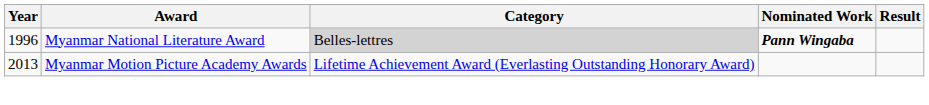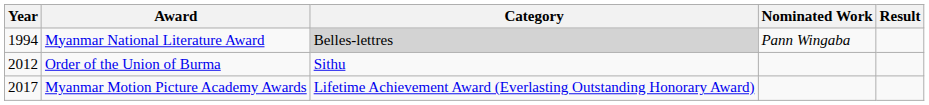(23, 40) 1996 -> (23, 40) 1994
(808, 40) bold -> (806, 40) normal
+ row: (133, 64)
(23, 64) 2013 -> (23, 87) 2017
